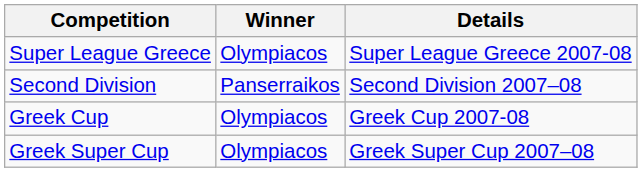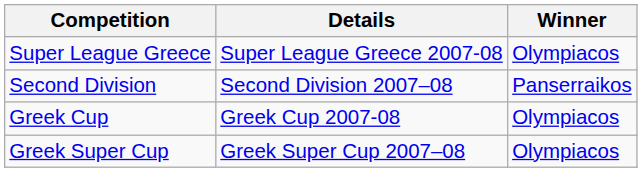columns swapped: (280, 20) <-> (490, 20)
